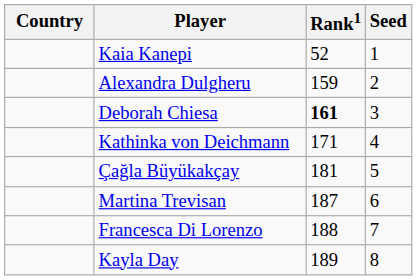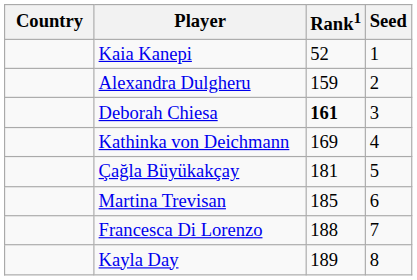(324, 141) 171 -> (324, 141) 169
(324, 200) 187 -> (324, 200) 185
